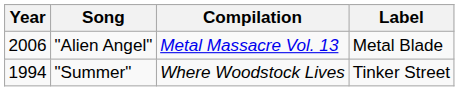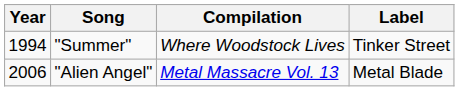rows swapped: (93, 72) <-> (103, 45)
